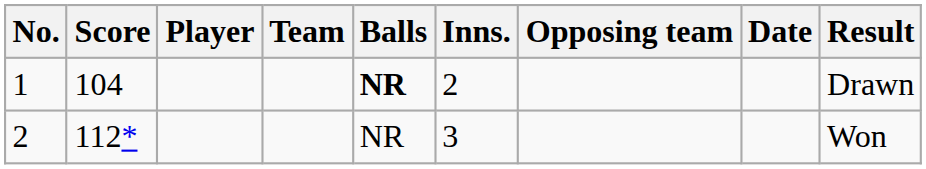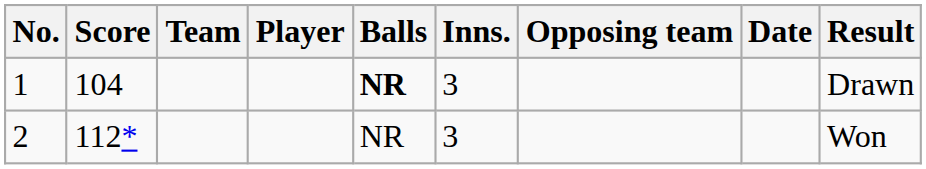columns swapped: (210, 31) <-> (307, 31)
(450, 84) 2 -> (450, 84) 3
